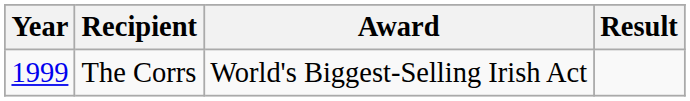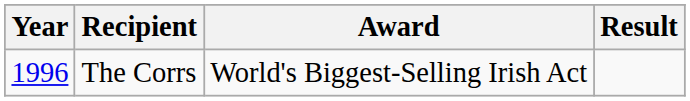(40, 72) 1999 -> (40, 72) 1996
